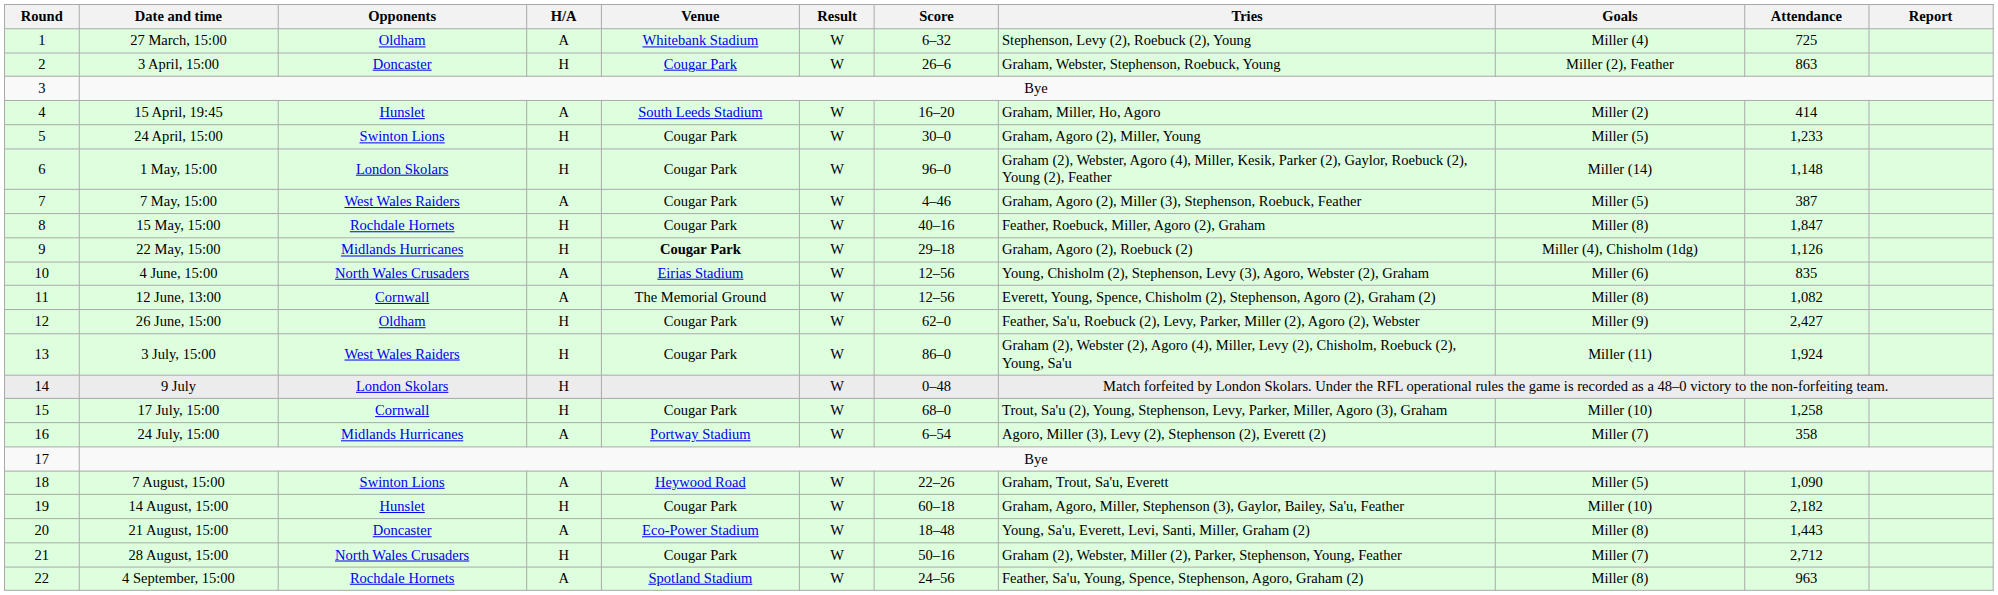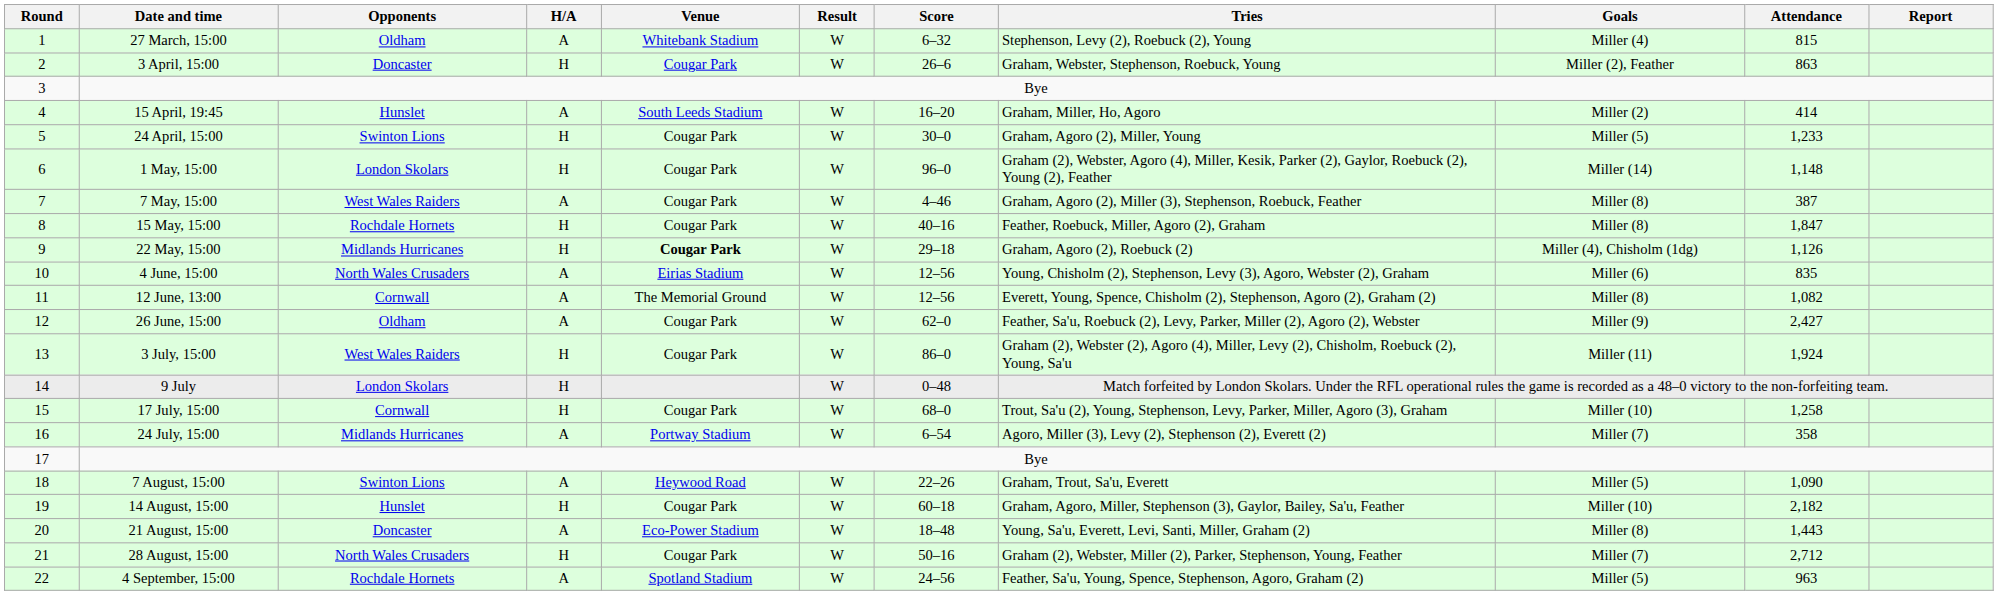(1806, 40) 725 -> (1806, 40) 815
(1620, 201) Miller (5) -> (1620, 201) Miller (8)
(564, 321) H -> (564, 321) A
(1620, 578) Miller (8) -> (1620, 578) Miller (5)
